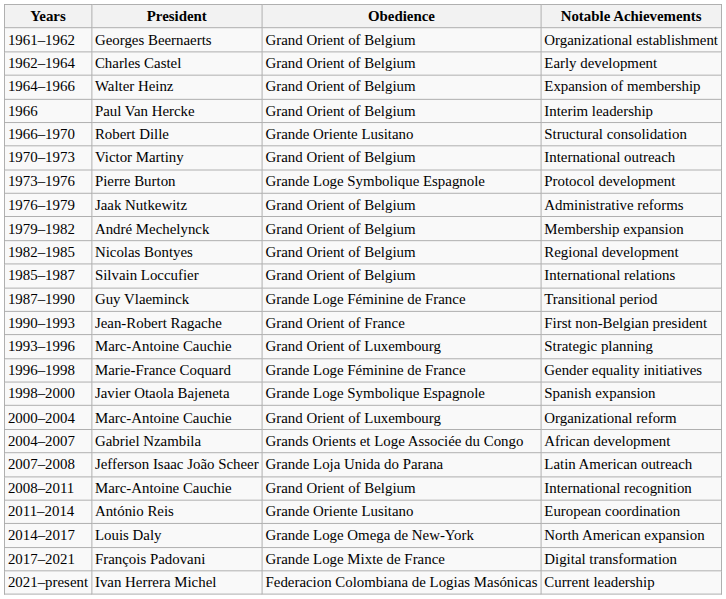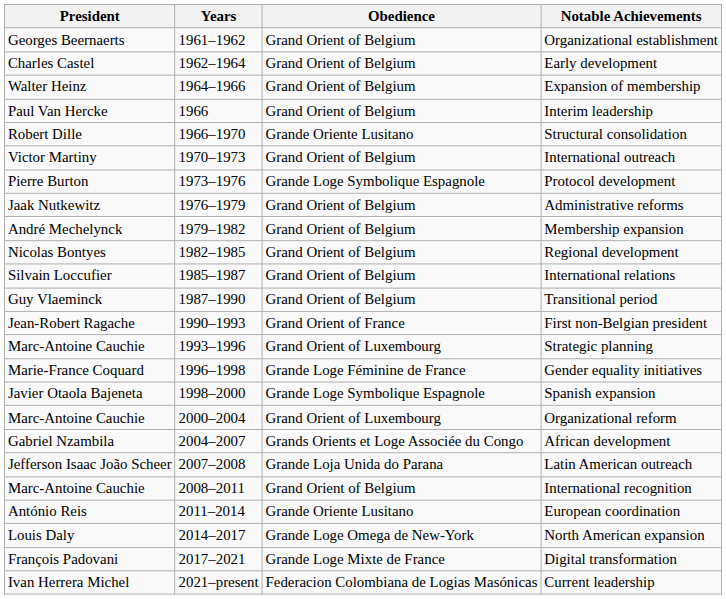columns swapped: (48, 16) <-> (177, 16)
(366, 299) Grande Loge Féminine de France -> (341, 299) Grand Orient of Belgium
